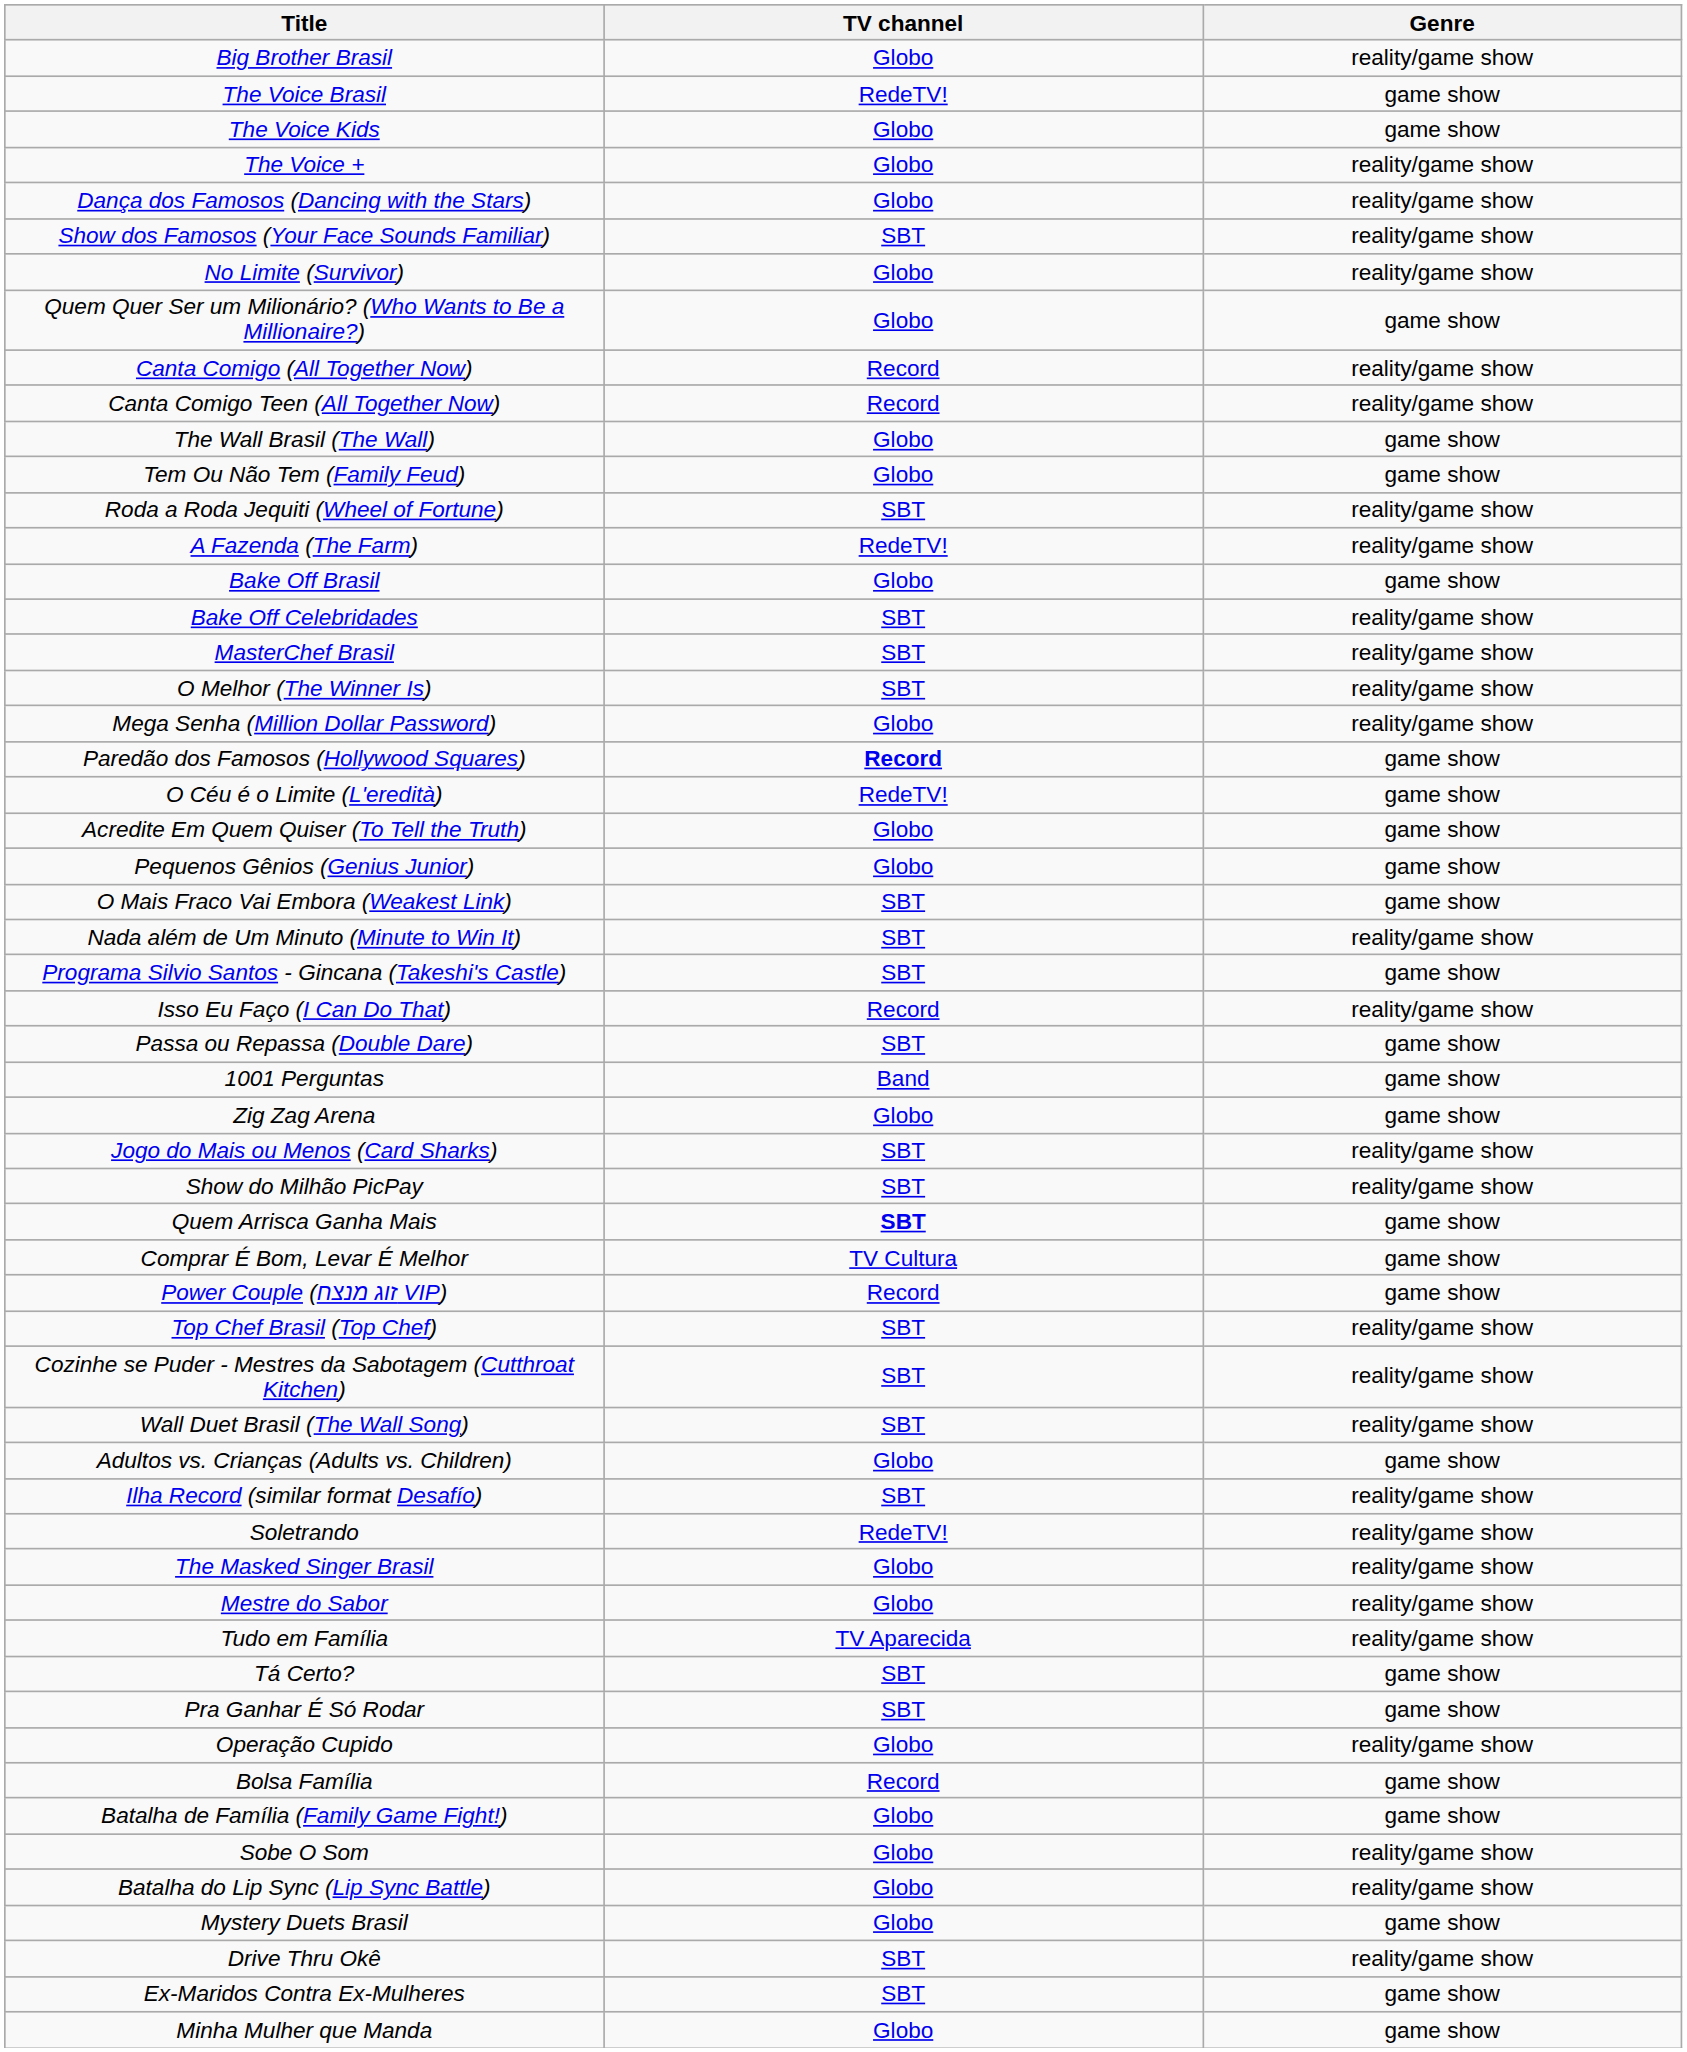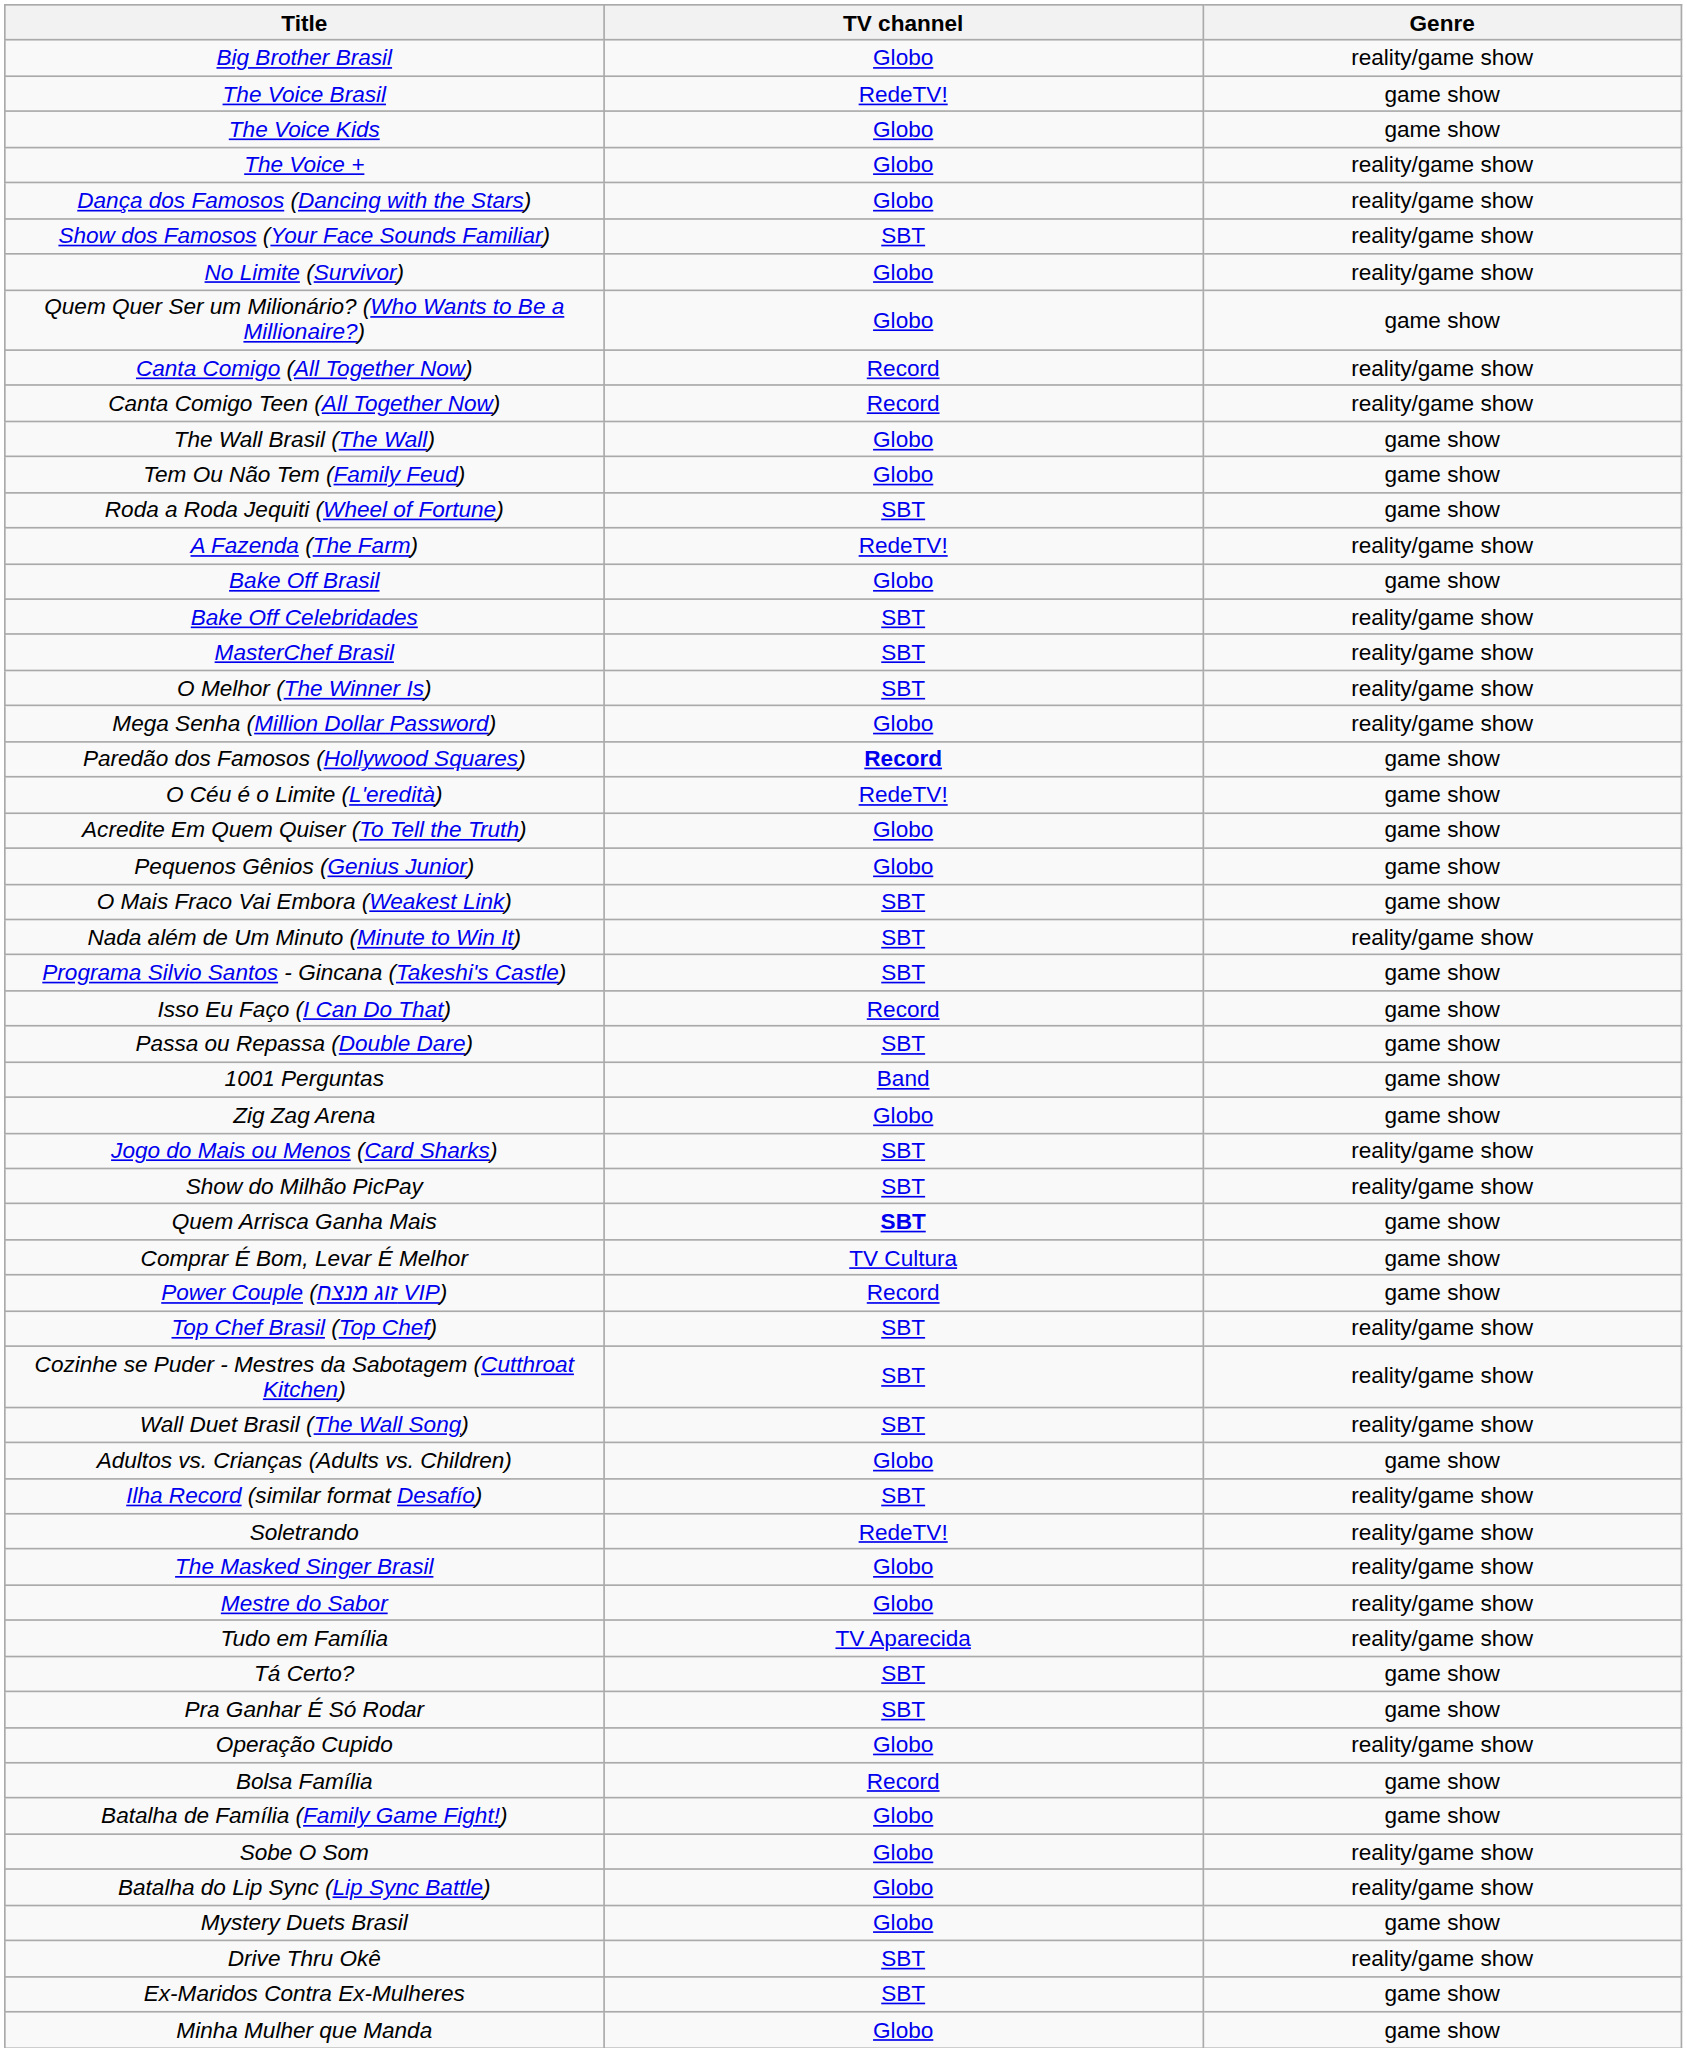(1442, 510) reality/game show -> (1442, 510) game show
(1442, 1008) reality/game show -> (1442, 1008) game show
